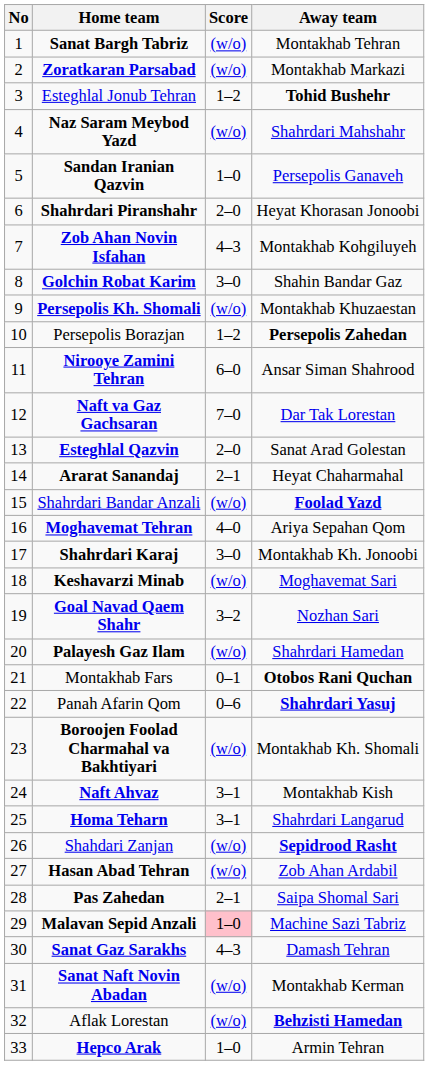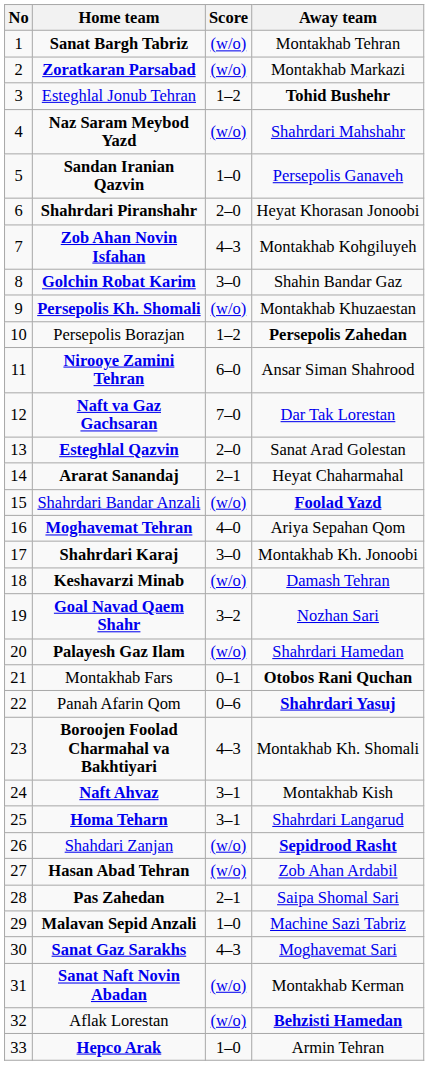(338, 580) Moghavemat Sari -> (338, 580) Damash Tehran
(228, 748) (w/o) -> (228, 748) 4–3
(228, 923) pink background -> (228, 923) no background
(338, 949) Damash Tehran -> (338, 949) Moghavemat Sari
